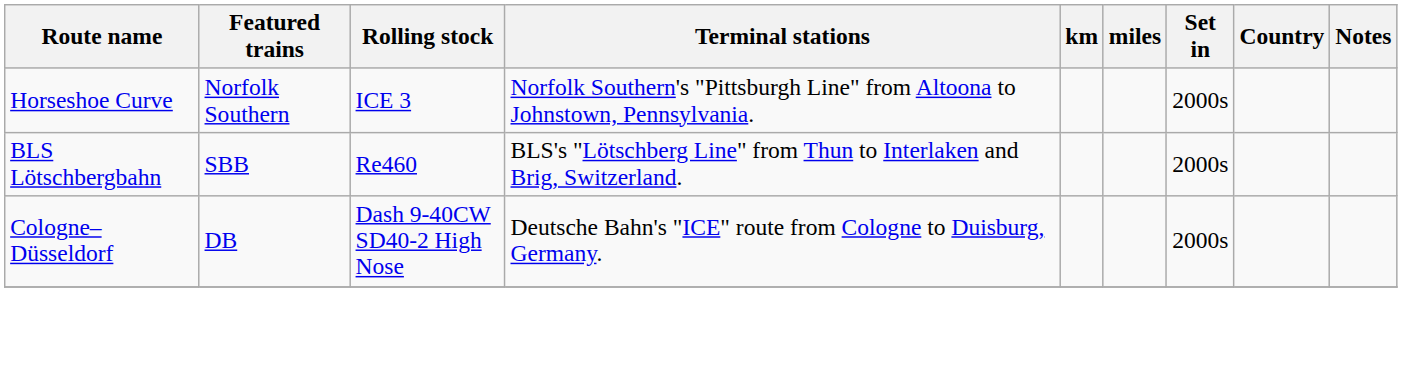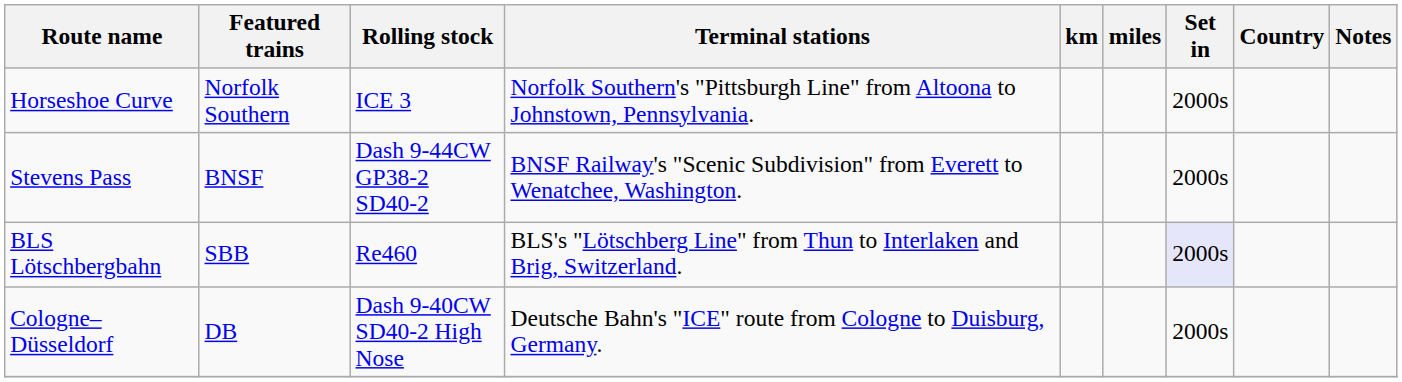+ row: (71, 177)
(1200, 163) no background -> (1200, 254) lavender background
